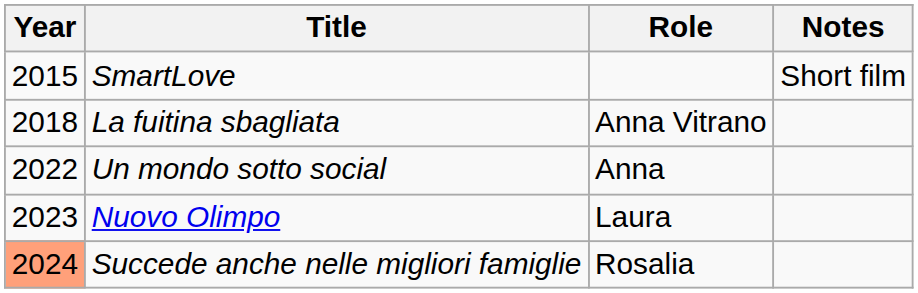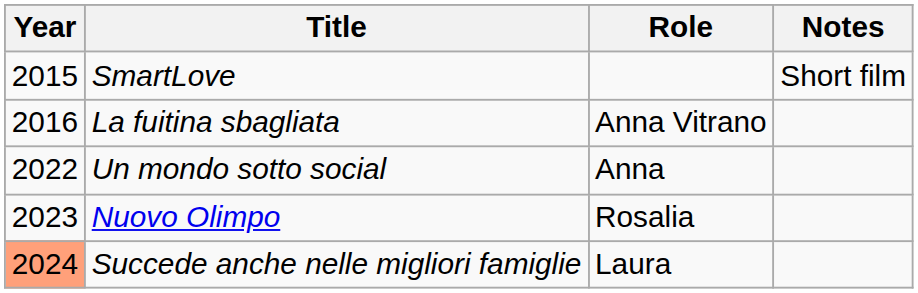(45, 122) 2018 -> (45, 122) 2016
(633, 216) Laura -> (645, 216) Rosalia
(645, 264) Rosalia -> (633, 264) Laura
